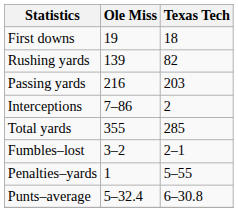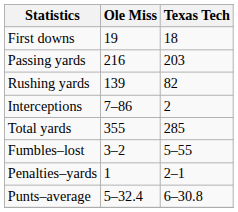rows swapped: (49, 60) <-> (47, 83)
(174, 151) 2–1 -> (178, 151) 5–55
(178, 173) 5–55 -> (174, 173) 2–1
